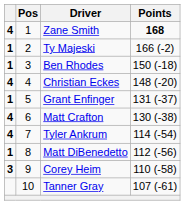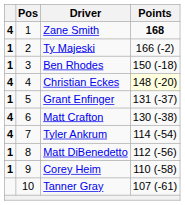(155, 83) no background -> (155, 83) lightyellow background
(10, 169) 3 -> (10, 169) 1
